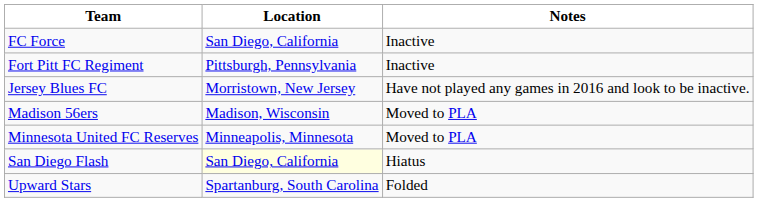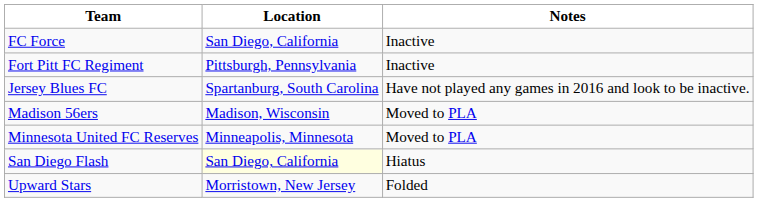(280, 88) Morristown, New Jersey -> (292, 88) Spartanburg, South Carolina
(292, 185) Spartanburg, South Carolina -> (280, 185) Morristown, New Jersey
